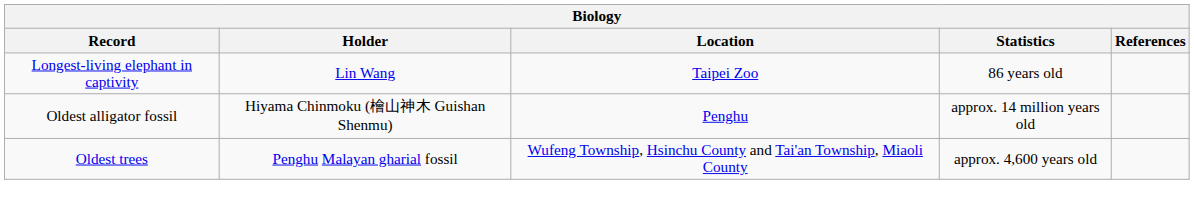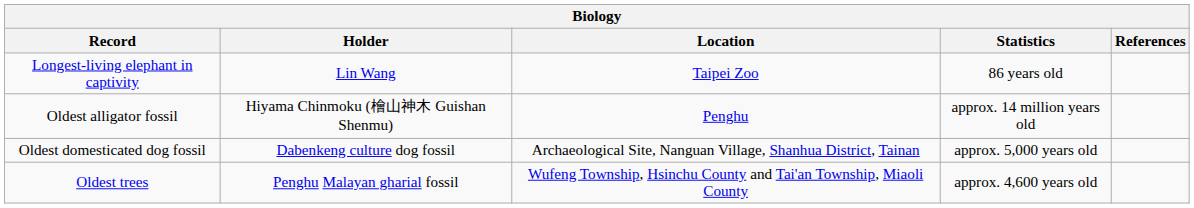+ row: (112, 150)
